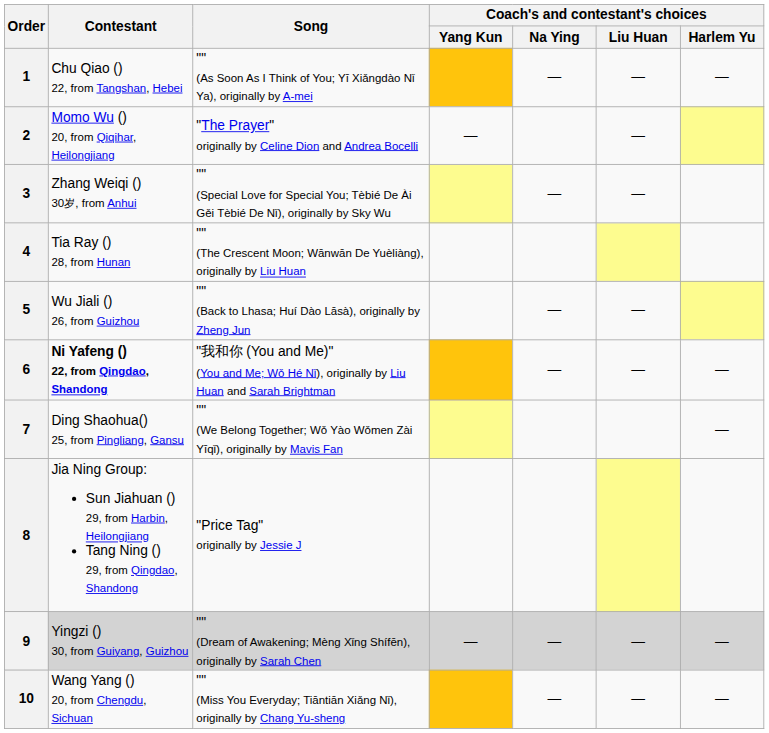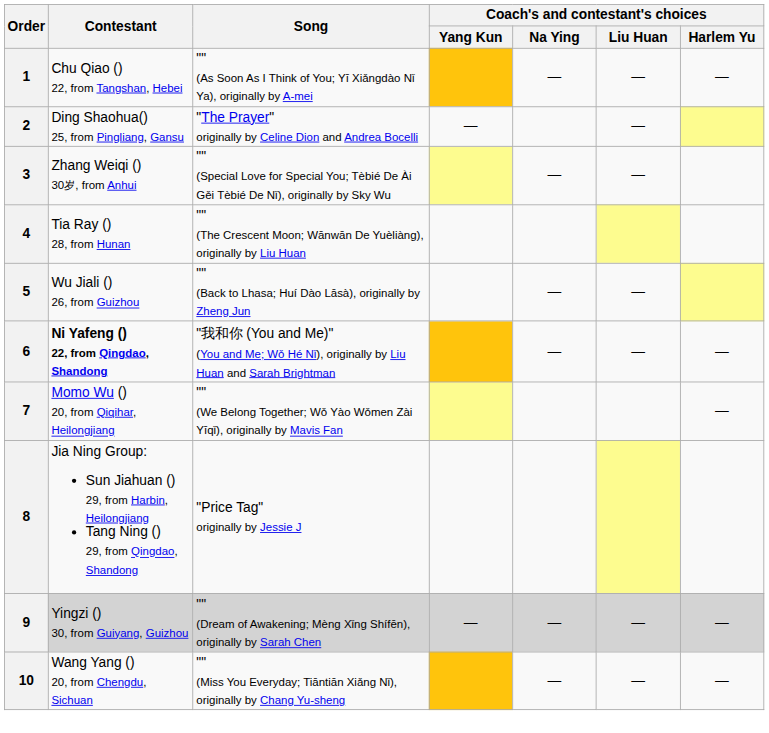(94, 135) Momo Wu () 20, from Qiqihar, Heilongjiang -> (118, 126) Ding Shaohua() 25, from Pingliang, Gansu
(118, 429) Ding Shaohua() 25, from Pingliang, Gansu -> (94, 411) Momo Wu () 20, from Qiqihar, Heilongjiang
